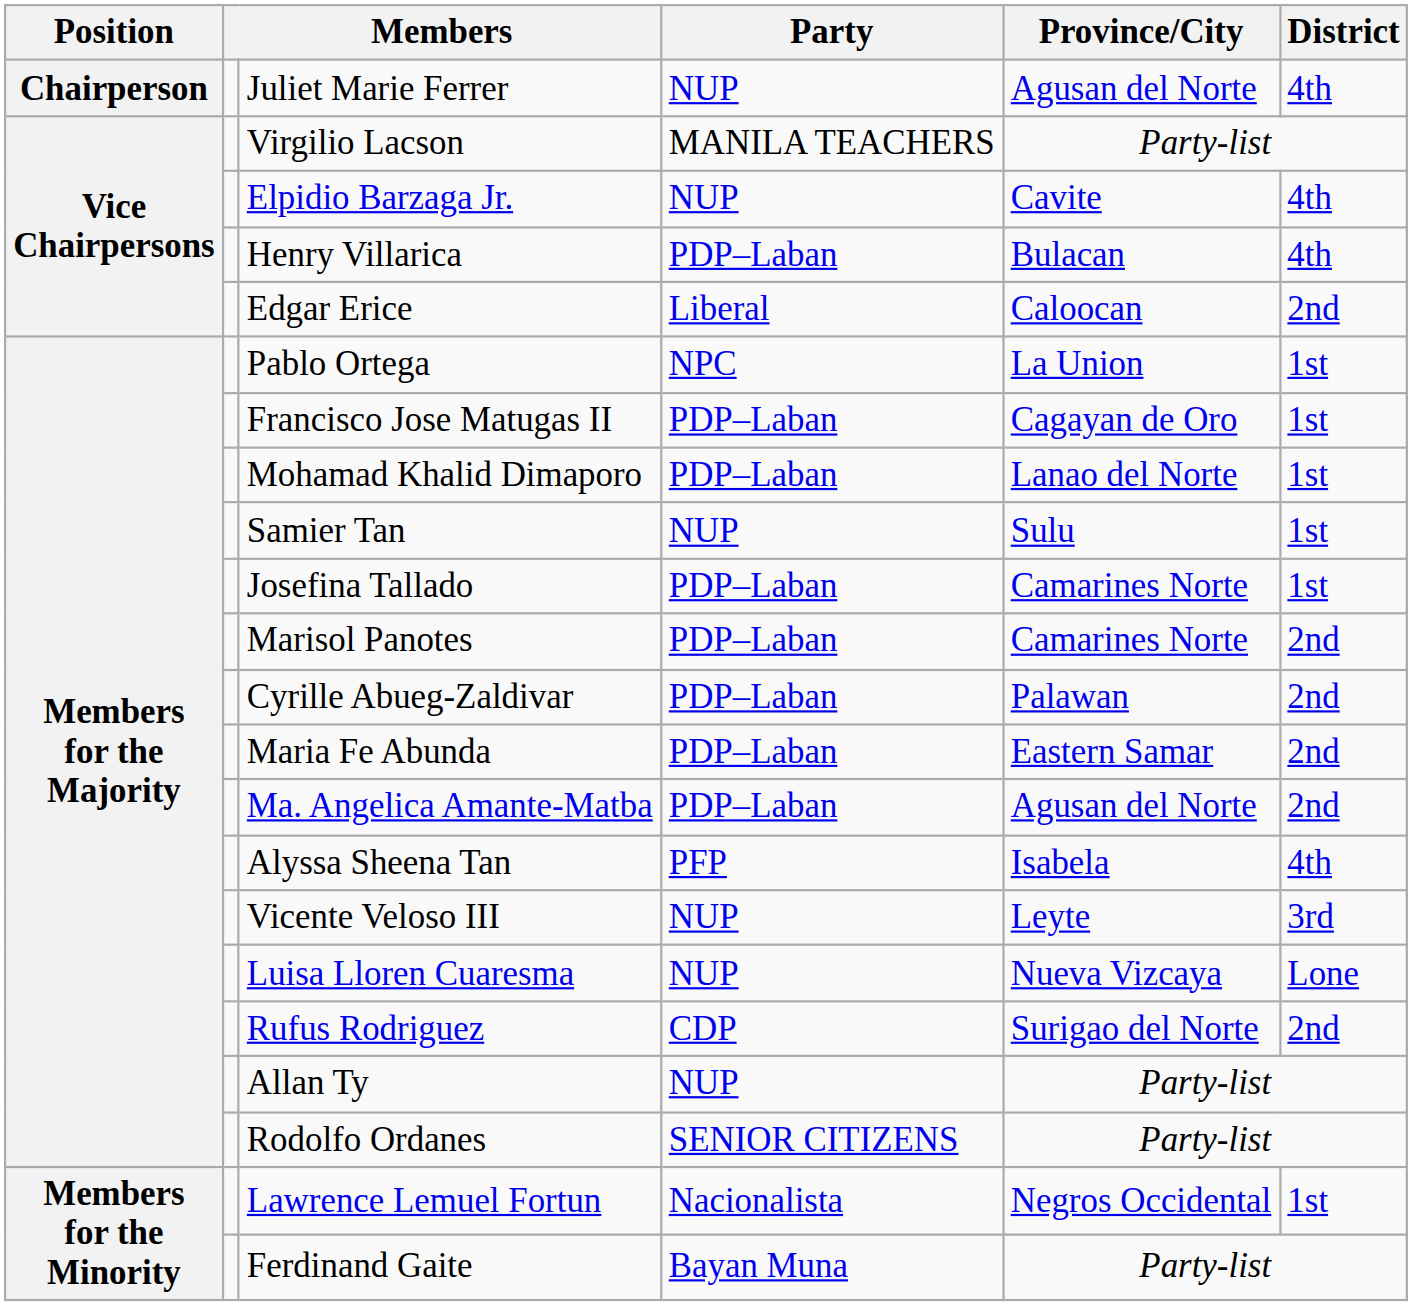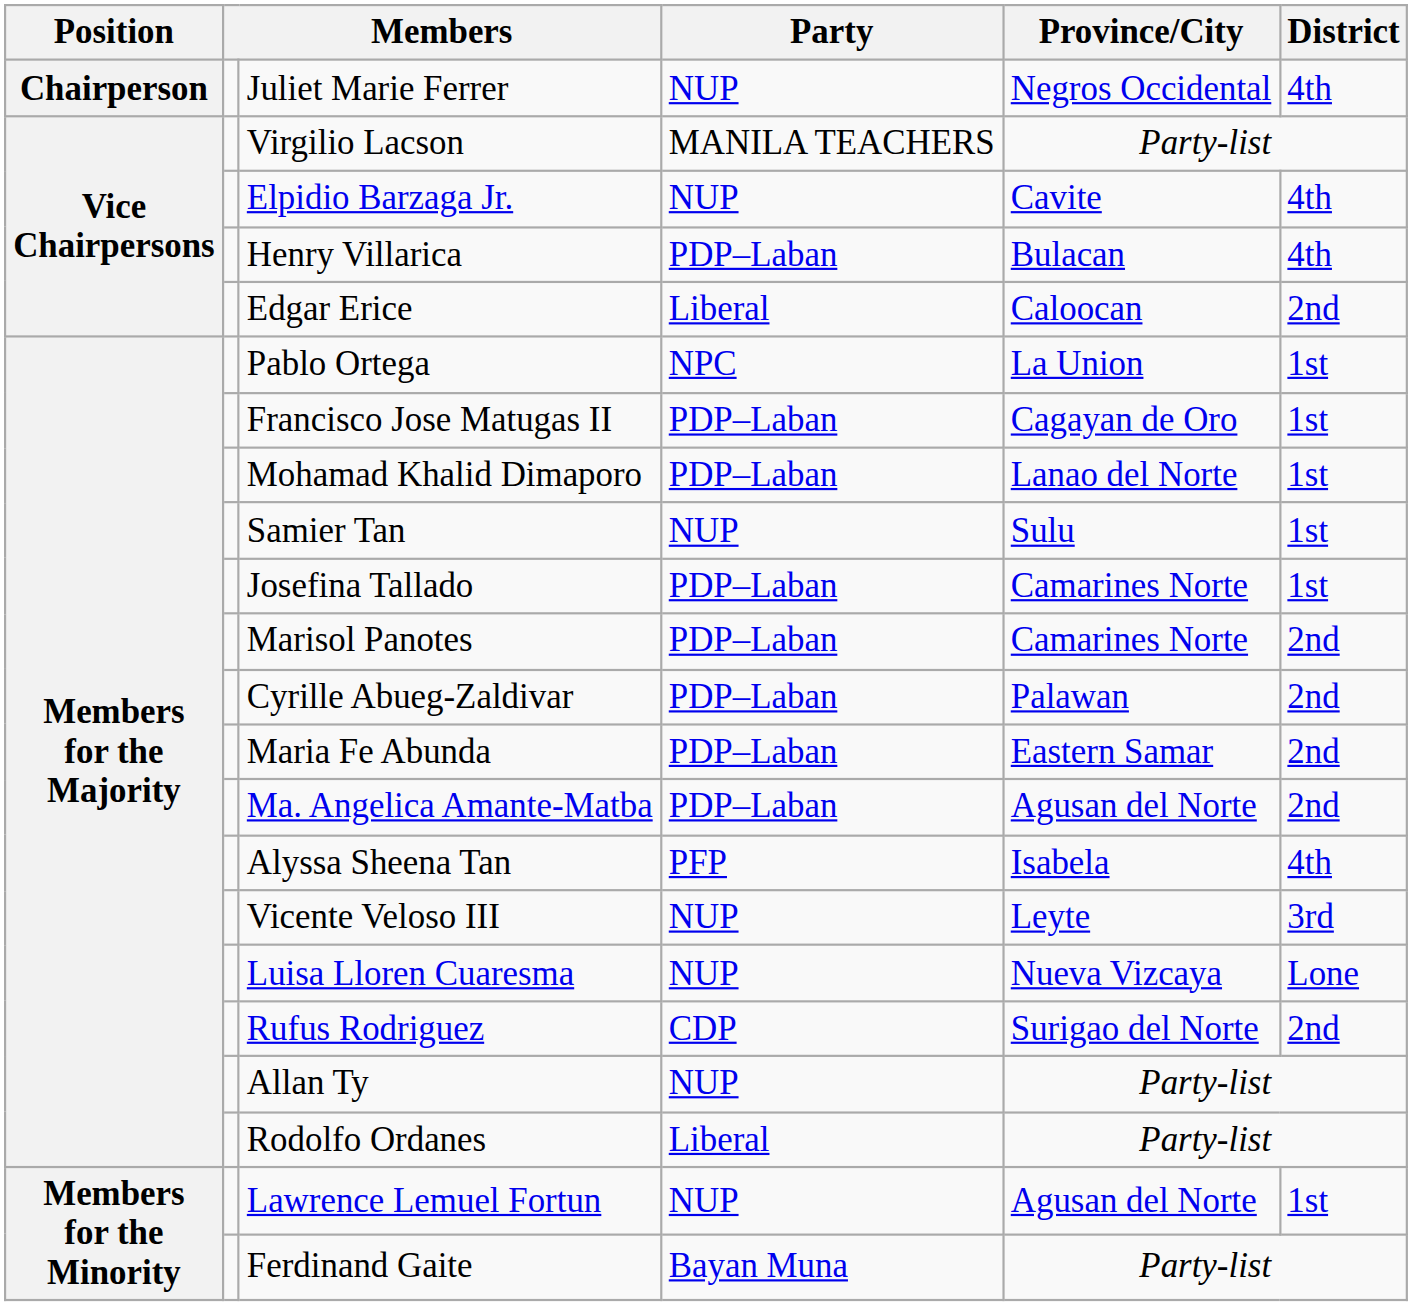(1134, 87) Agusan del Norte -> (1141, 87) Negros Occidental
(814, 1138) SENIOR CITIZENS -> (719, 1138) Liberal
(756, 1199) Nacionalista -> (704, 1199) NUP
(1141, 1199) Negros Occidental -> (1134, 1199) Agusan del Norte
